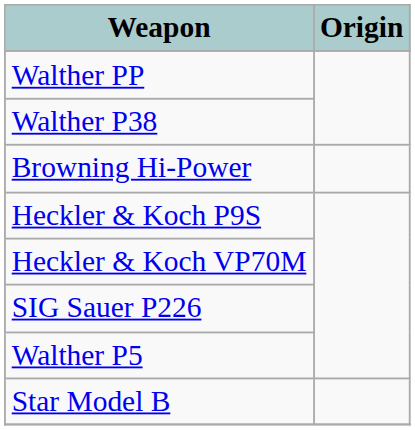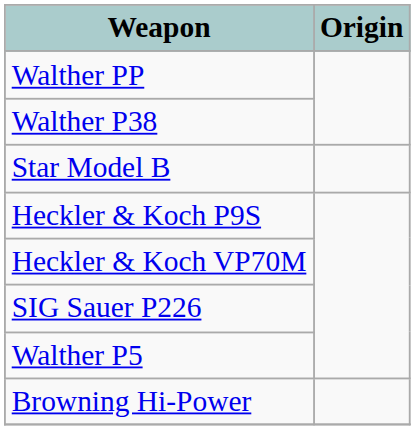rows swapped: (132, 167) <-> (91, 401)
